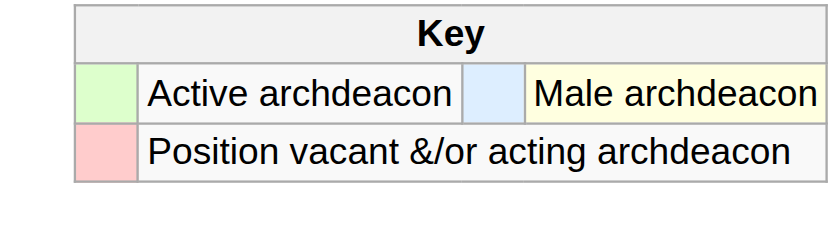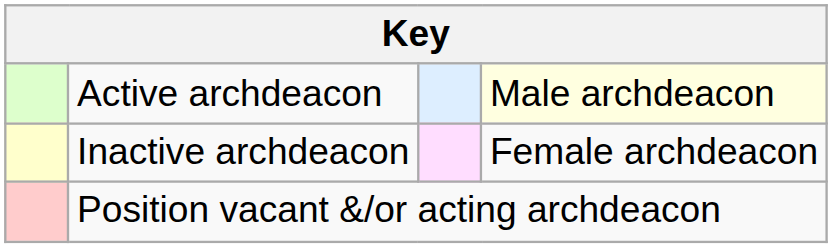+ row: (243, 151)
